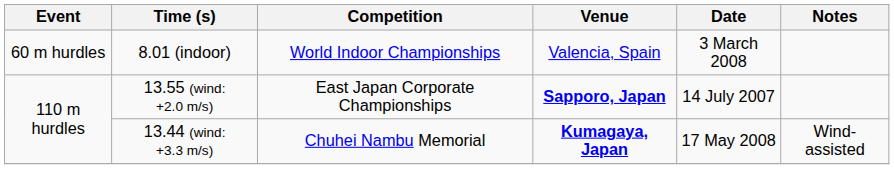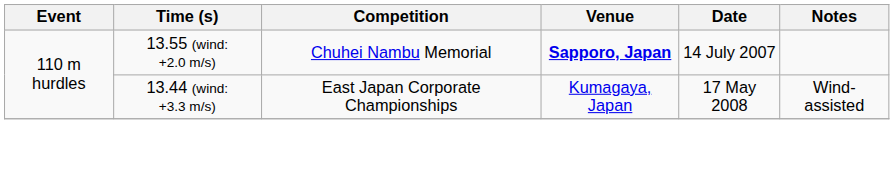- row: (185, 52)
(395, 96) East Japan Corporate Championships -> (401, 52) Chuhei Nambu Memorial
(395, 140) Chuhei Nambu Memorial -> (401, 96) East Japan Corporate Championships
(604, 140) bold -> (610, 96) normal
